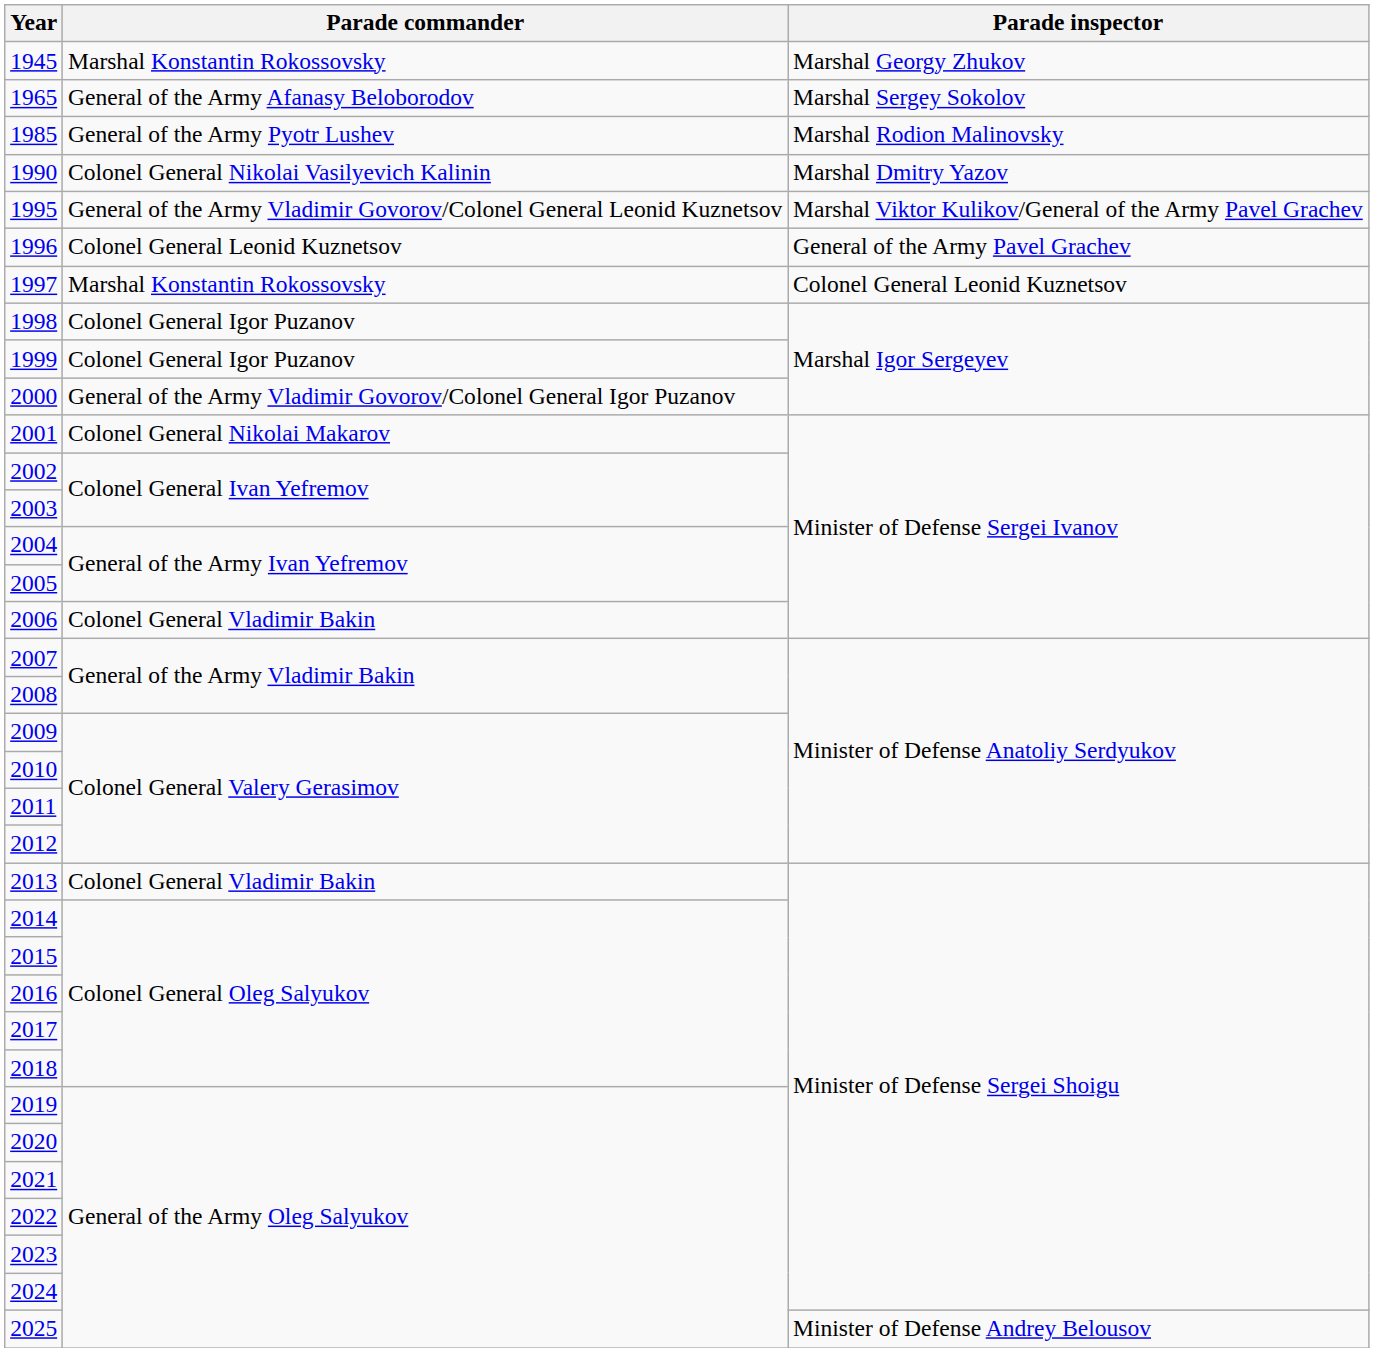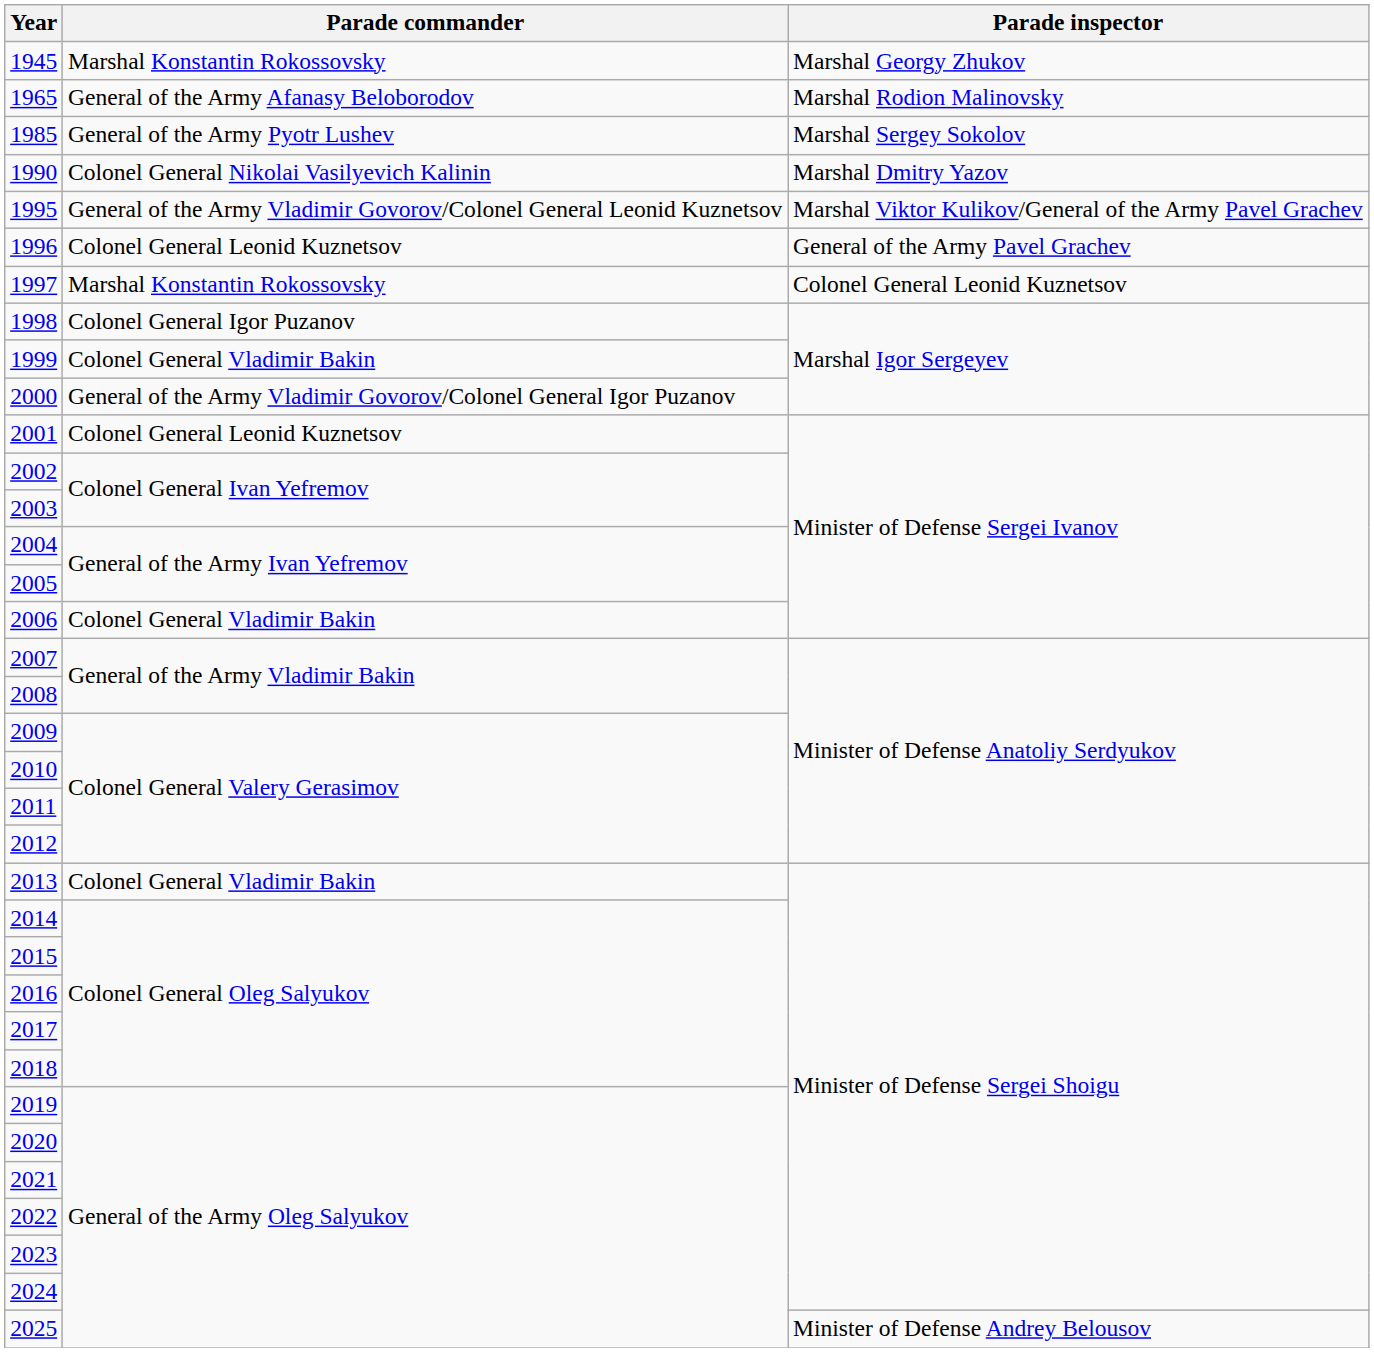(909, 97) Marshal Sergey Sokolov -> (928, 97) Marshal Rodion Malinovsky
(928, 135) Marshal Rodion Malinovsky -> (909, 135) Marshal Sergey Sokolov
(211, 358) Colonel General Igor Puzanov -> (222, 358) Colonel General Vladimir Bakin
(229, 433) Colonel General Nikolai Makarov -> (235, 433) Colonel General Leonid Kuznetsov
